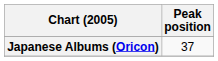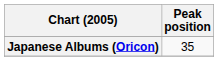(188, 46) 37 -> (188, 46) 35
